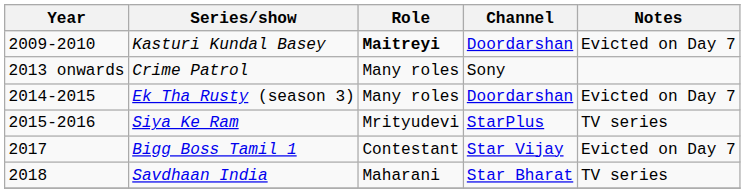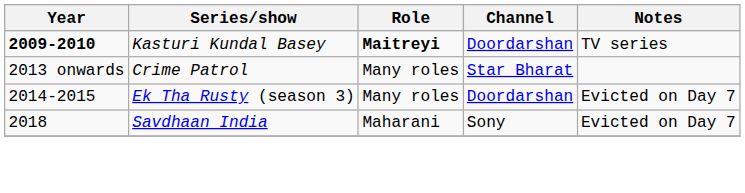(52, 44) normal -> (52, 44) bold
(658, 44) Evicted on Day 7 -> (624, 44) TV series
(486, 70) Sony -> (520, 70) Star Bharat
- row: (185, 123)
- row: (214, 149)
(520, 175) Star Bharat -> (486, 123) Sony
(624, 175) TV series -> (658, 123) Evicted on Day 7
